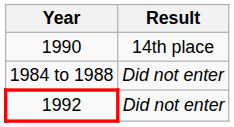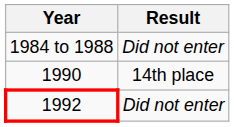rows swapped: (62, 74) <-> (62, 46)
